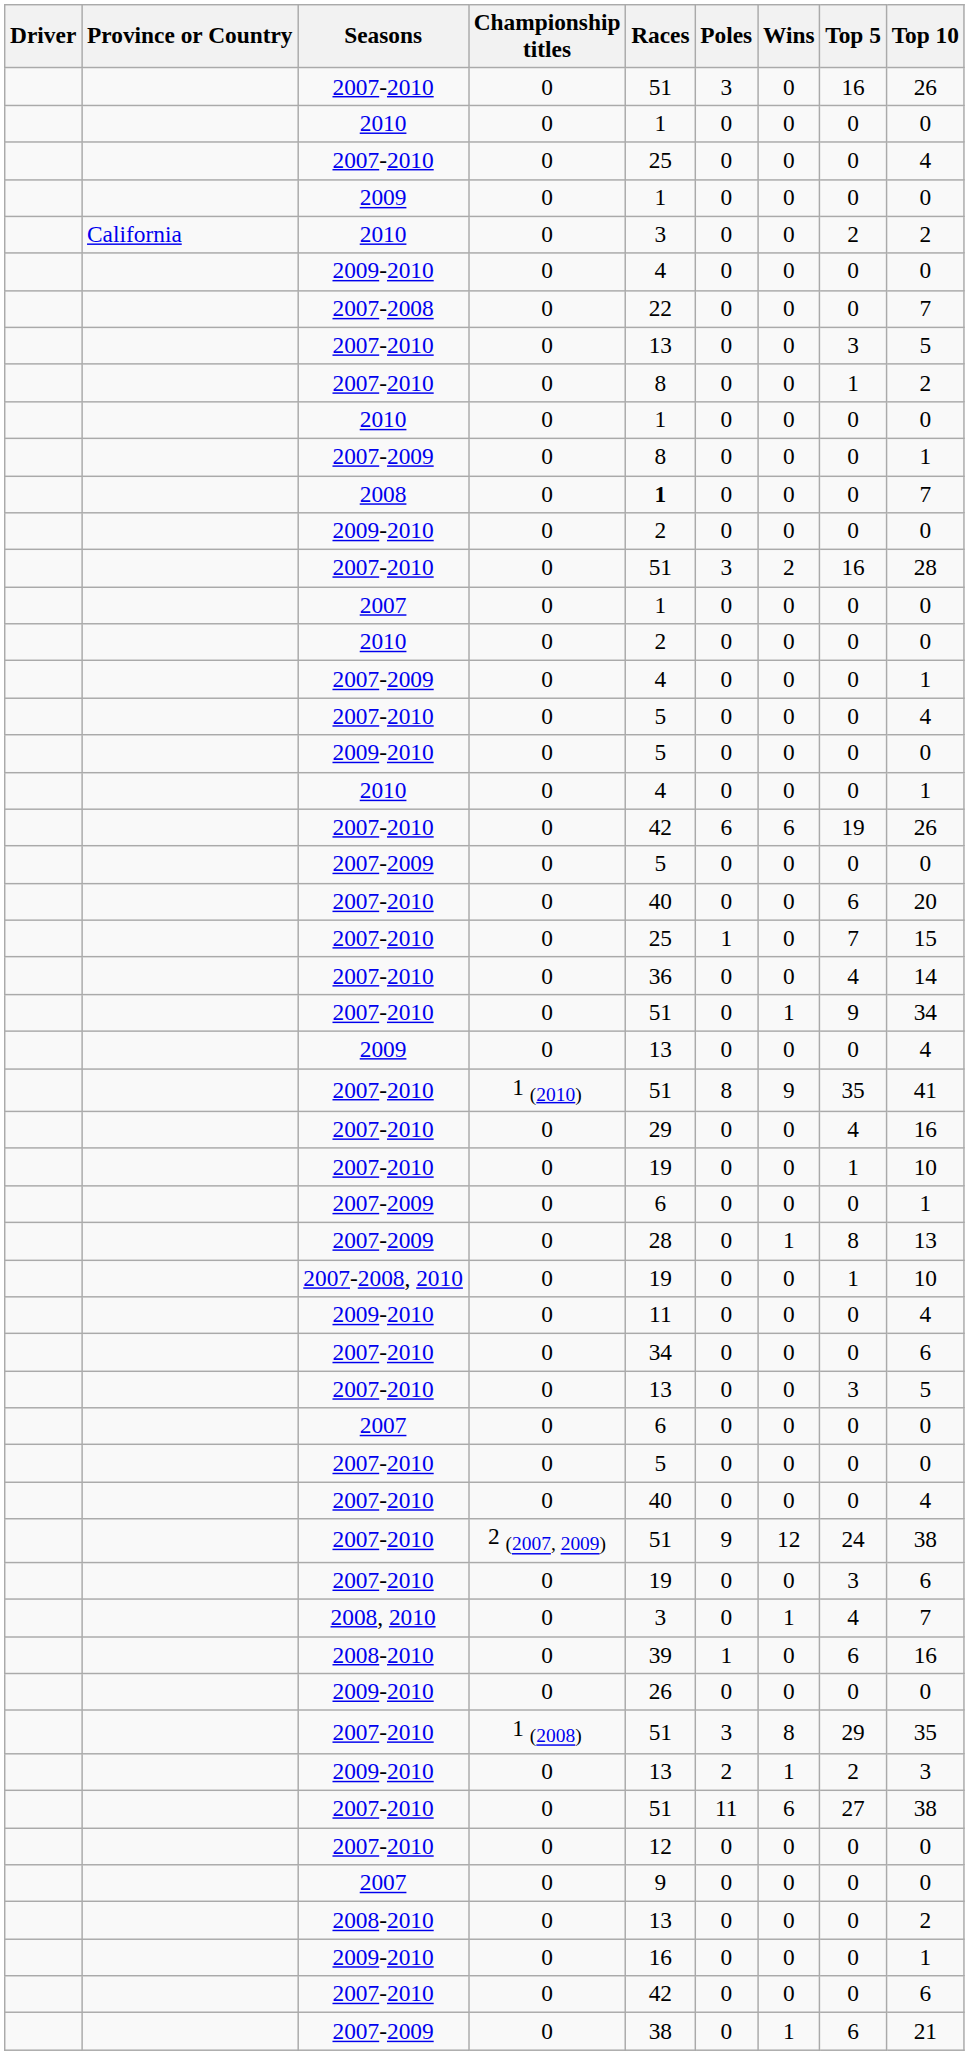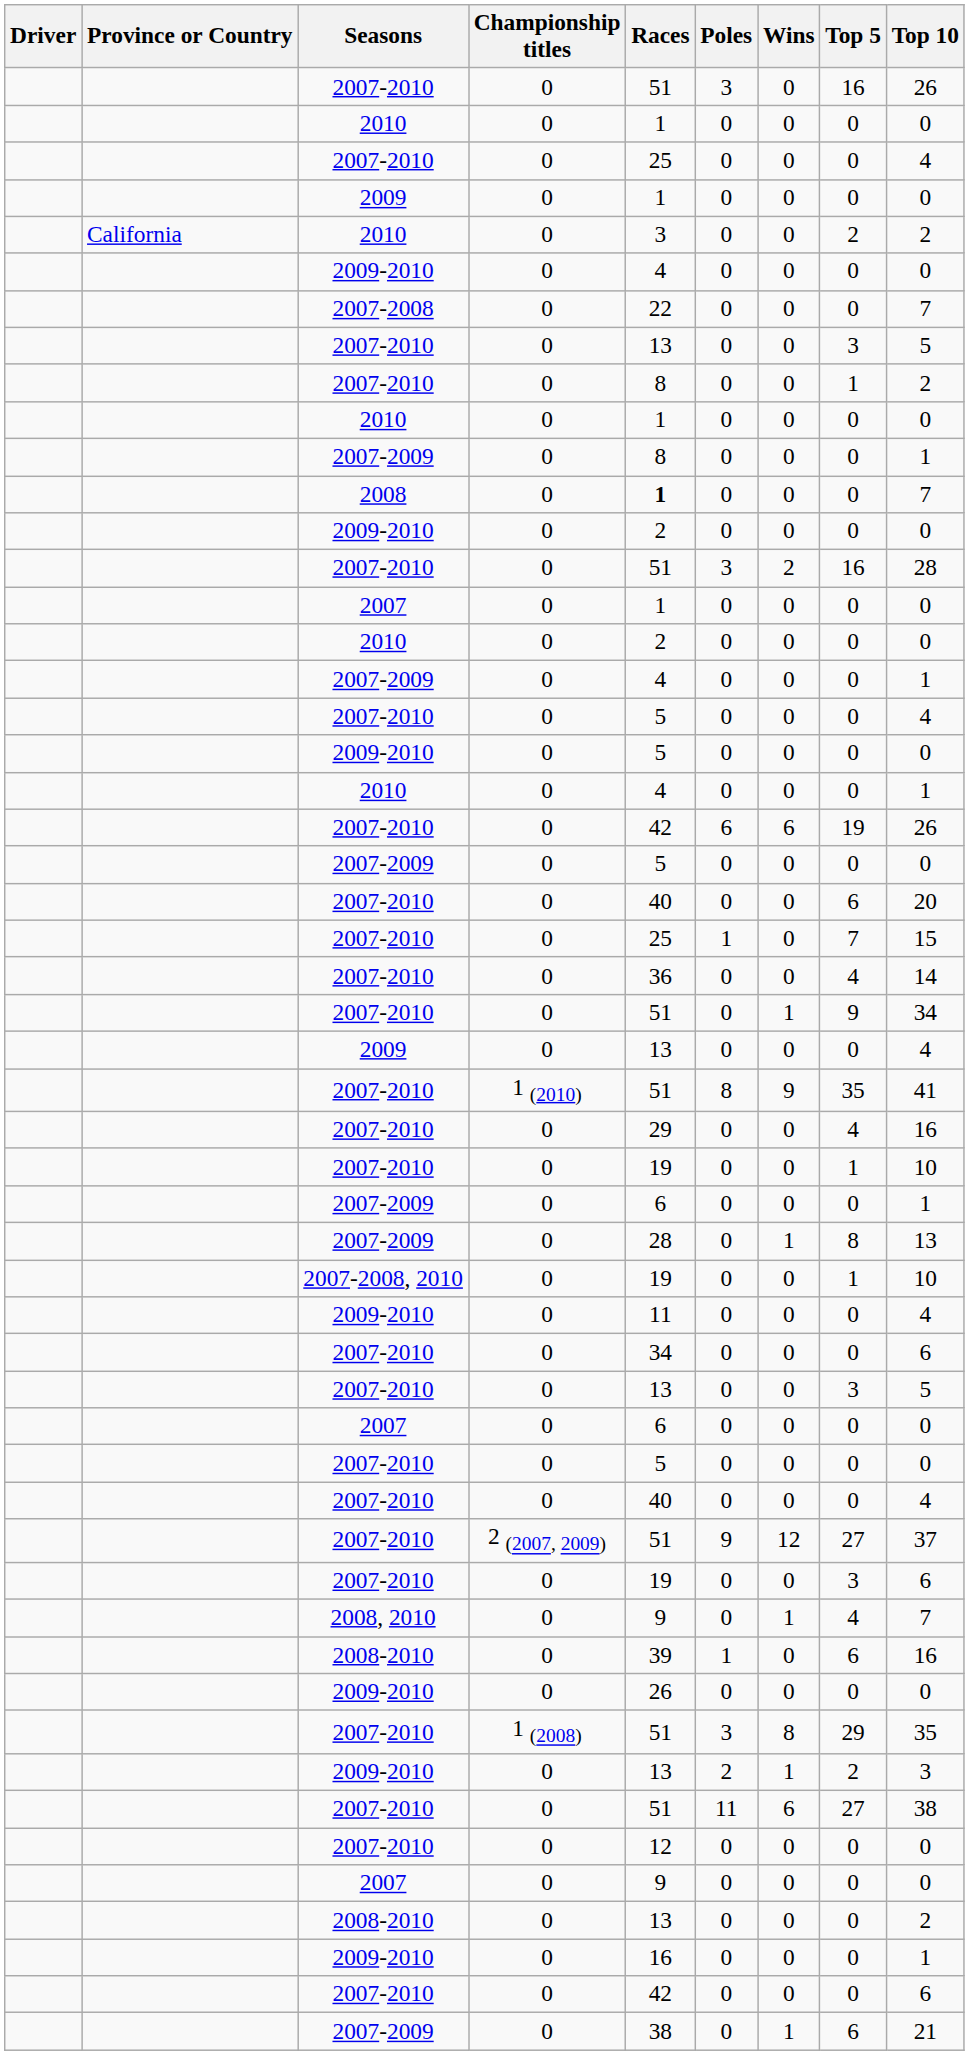(853, 1540) 24 -> (853, 1540) 27
(925, 1540) 38 -> (925, 1540) 37
(660, 1617) 3 -> (660, 1617) 9
